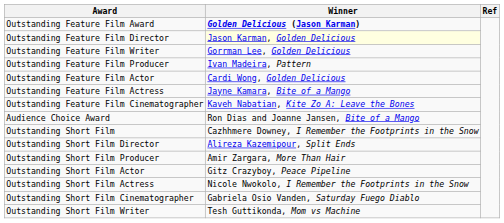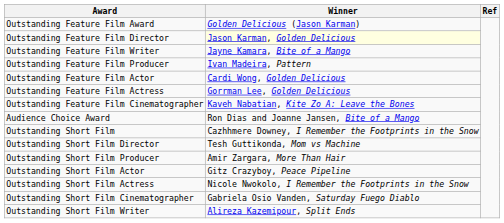(284, 24) bold -> (284, 24) normal
(279, 51) Gorrman Lee, Golden Delicious -> (279, 51) Jayne Kamara, Bite of a Mango
(279, 91) Jayne Kamara, Bite of a Mango -> (279, 91) Gorrman Lee, Golden Delicious
(281, 144) Alireza Kazemipour, Split Ends -> (284, 144) Tesh Guttikonda, Mom vs Machine
(284, 211) Tesh Guttikonda, Mom vs Machine -> (281, 211) Alireza Kazemipour, Split Ends
